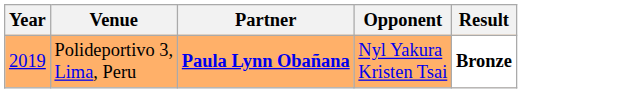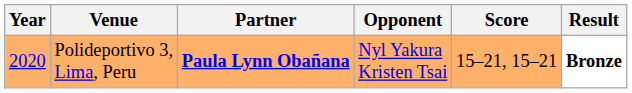+ column: (507, 20)
(27, 61) 2019 -> (27, 61) 2020
